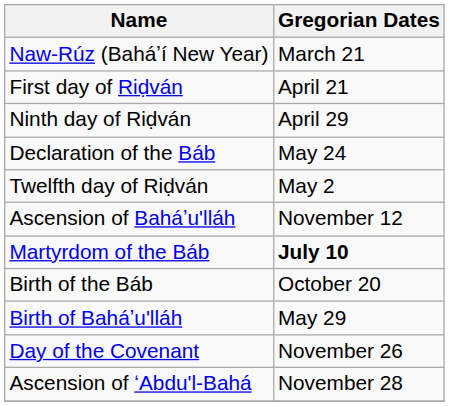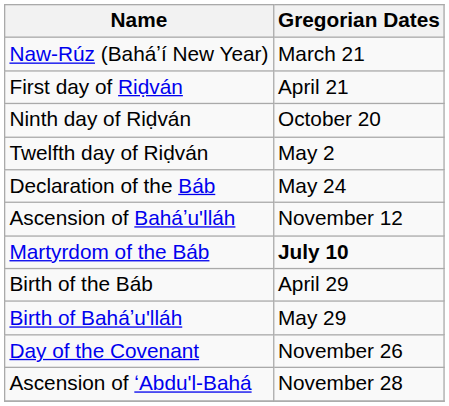(313, 119) April 29 -> (329, 119) October 20
rows swapped: (109, 185) <-> (112, 152)
(329, 284) October 20 -> (313, 284) April 29
